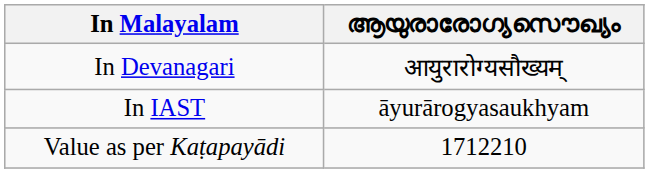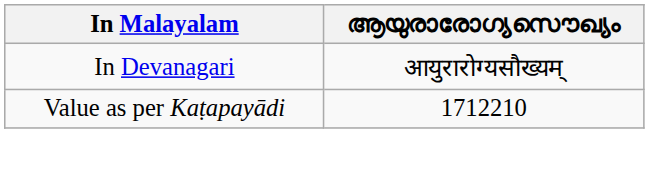- row: (164, 108)
